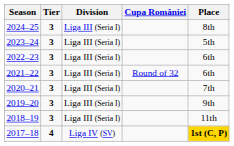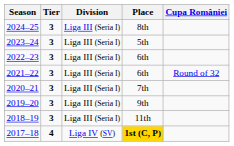columns swapped: (209, 12) <-> (155, 12)
